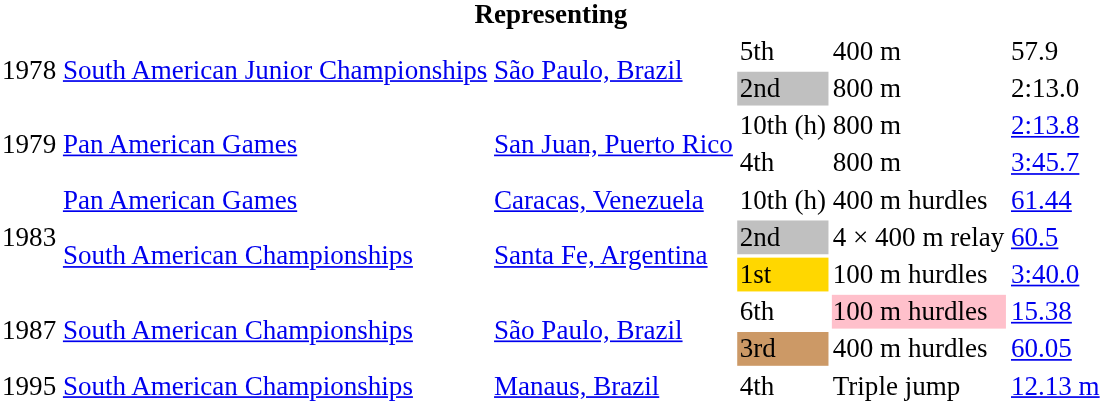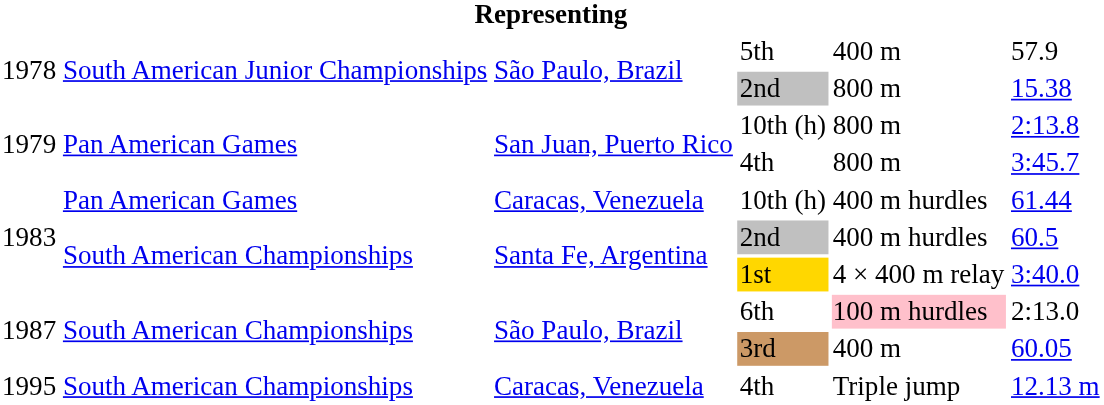(1045, 88) 2:13.0 -> (1041, 88) 15.38
(919, 237) 4 × 400 m relay -> (910, 237) 400 m hurdles
(910, 274) 100 m hurdles -> (919, 274) 4 × 400 m relay
(1041, 311) 15.38 -> (1045, 311) 2:13.0
(910, 348) 400 m hurdles -> (867, 348) 400 m
(577, 385) Manaus, Brazil -> (599, 385) Caracas, Venezuela
